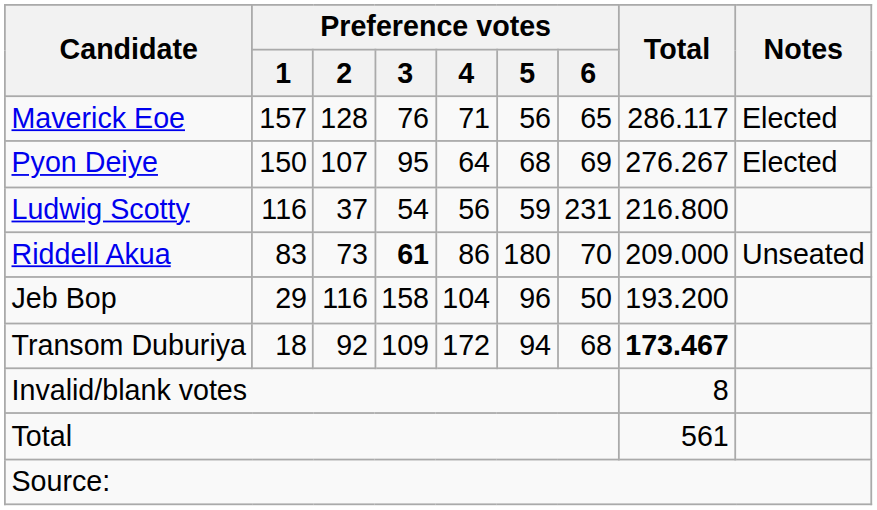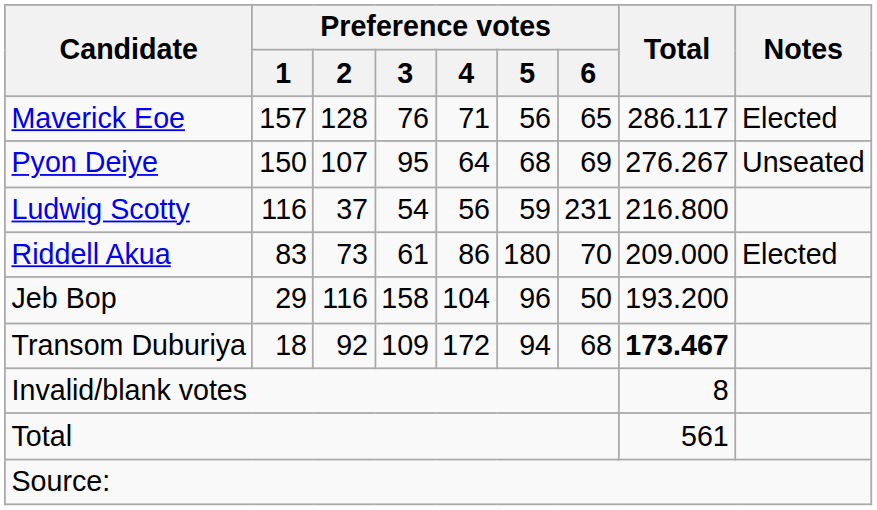(790, 163) Elected -> (803, 163) Unseated
(413, 254) bold -> (413, 254) normal
(803, 254) Unseated -> (790, 254) Elected
